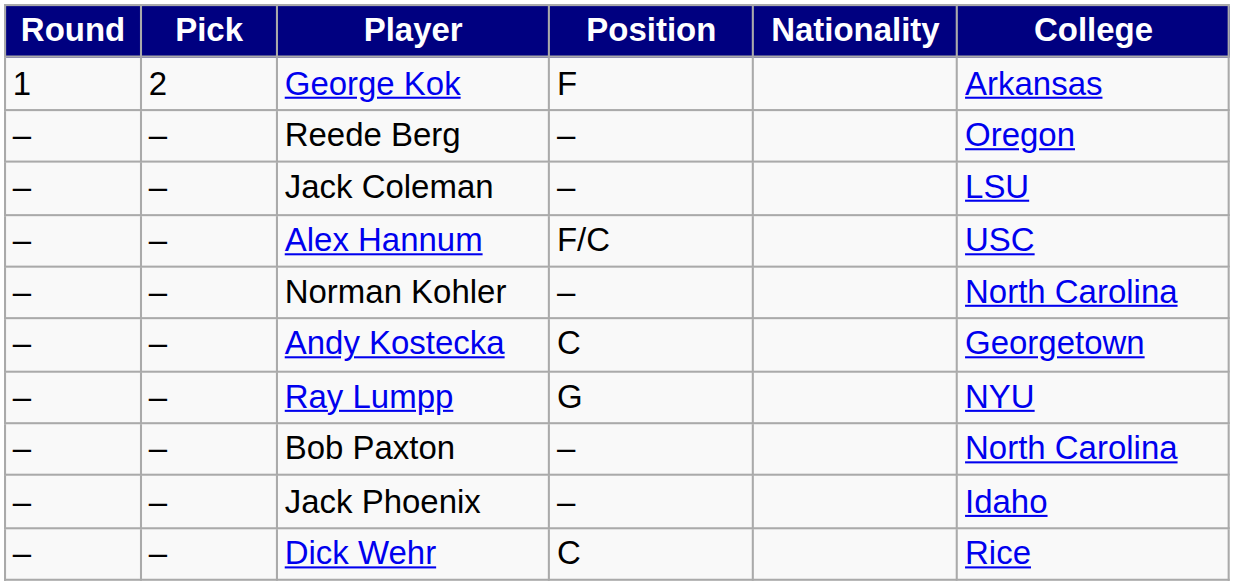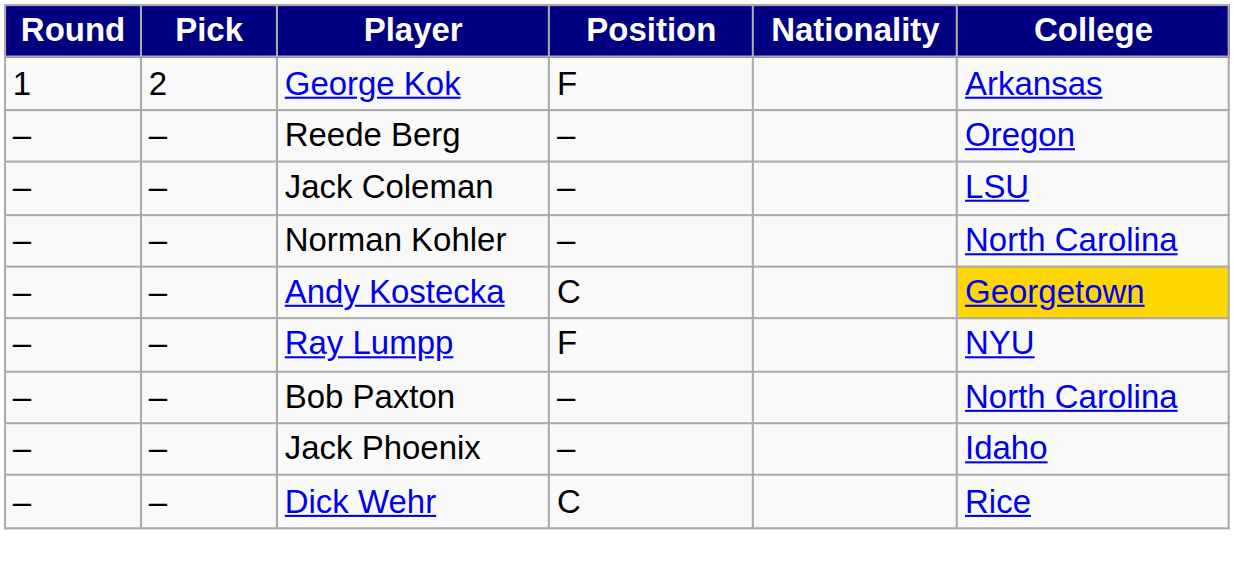- row: (384, 239)
(1055, 344) no background -> (1055, 291) gold background
(570, 396) G -> (567, 344) F
